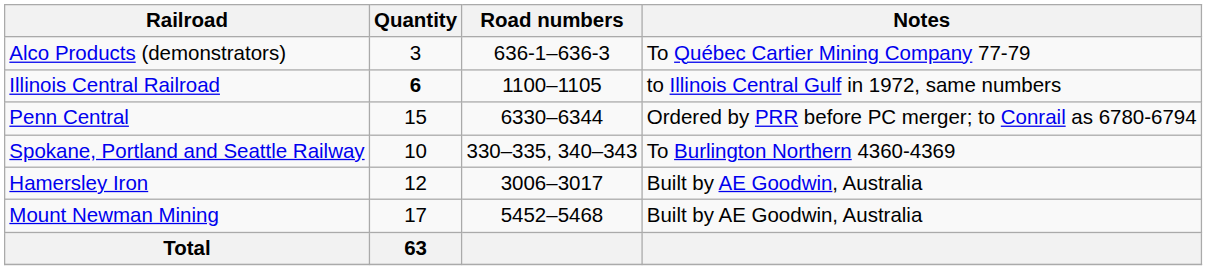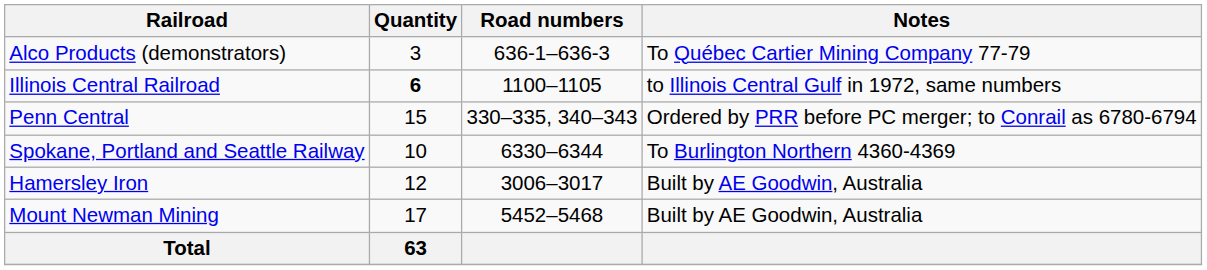(552, 118) 6330–6344 -> (552, 118) 330–335, 340–343
(552, 150) 330–335, 340–343 -> (552, 150) 6330–6344
